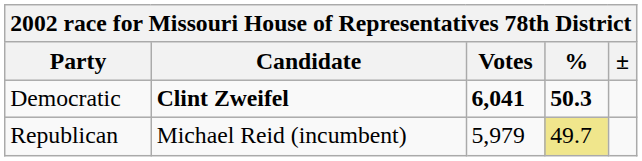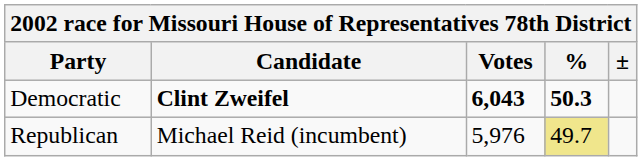(498, 98) 6,041 -> (498, 98) 6,043
(498, 135) 5,979 -> (498, 135) 5,976
